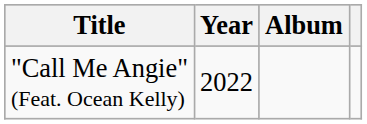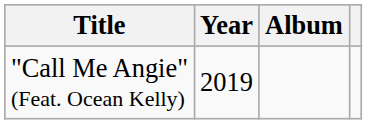(226, 82) 2022 -> (226, 82) 2019
